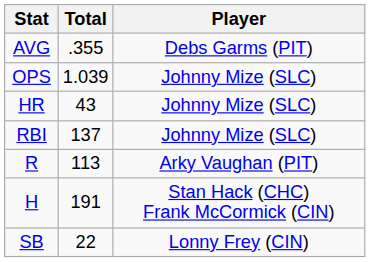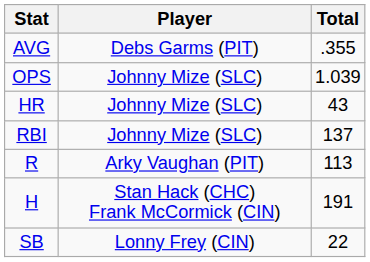columns swapped: (239, 18) <-> (86, 18)
